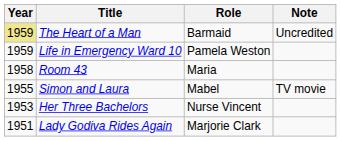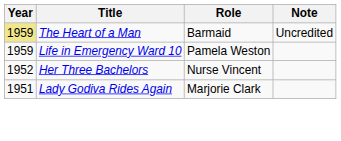- row: (63, 70)
- row: (84, 88)
(20, 107) 1953 -> (20, 70) 1952
